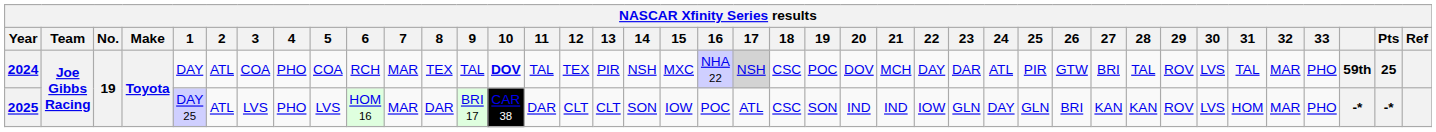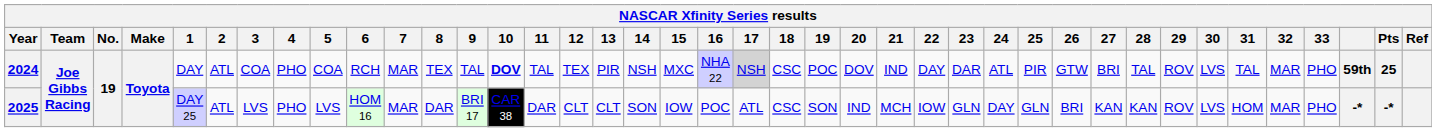(896, 69) MCH -> (896, 69) IND
(896, 107) IND -> (896, 107) MCH
